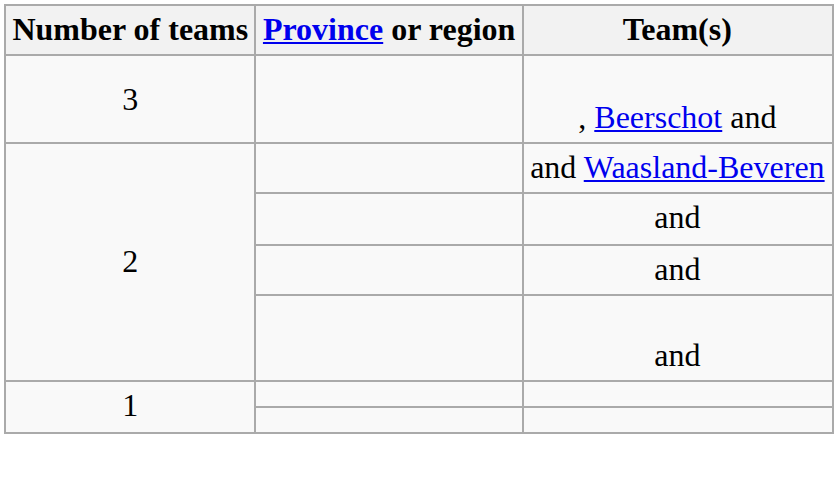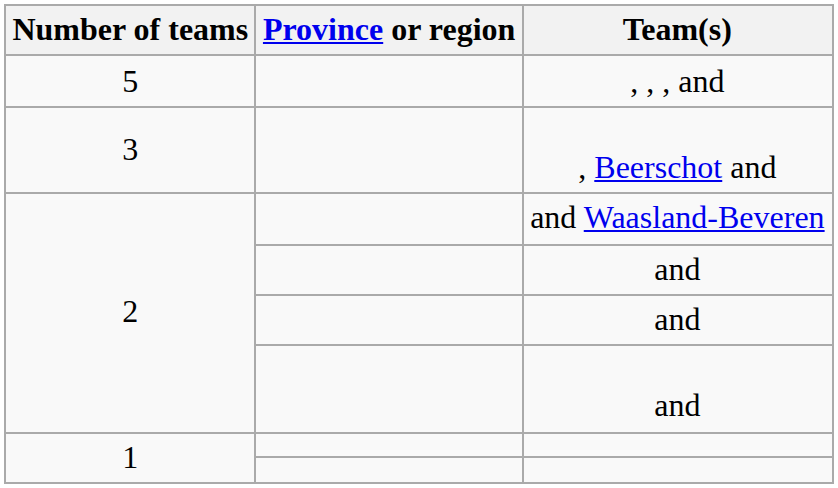+ row: (130, 80)
